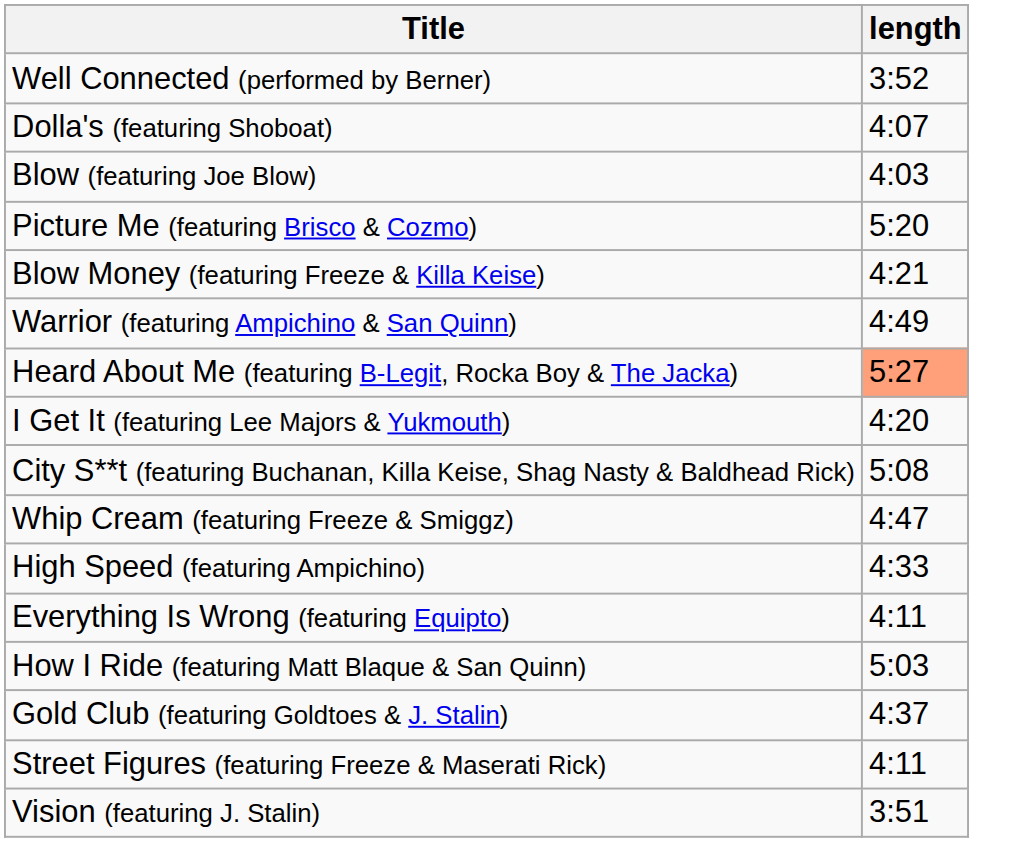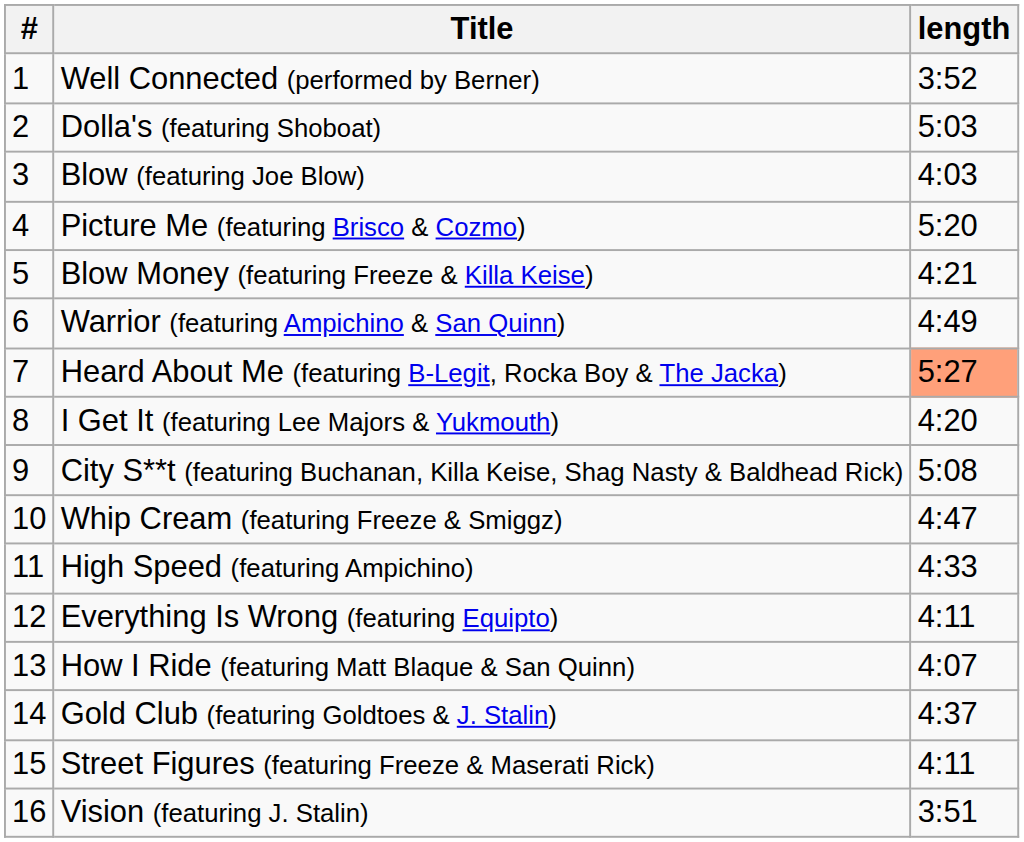+ column: (29, 28)
(899, 126) 4:07 -> (948, 126) 5:03
(899, 665) 5:03 -> (948, 665) 4:07
